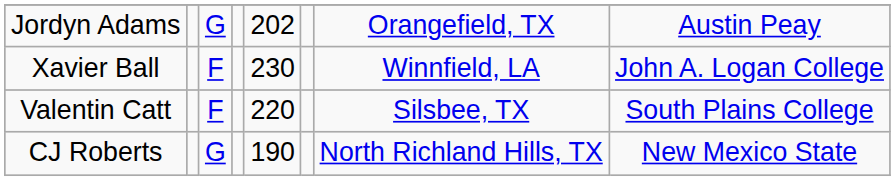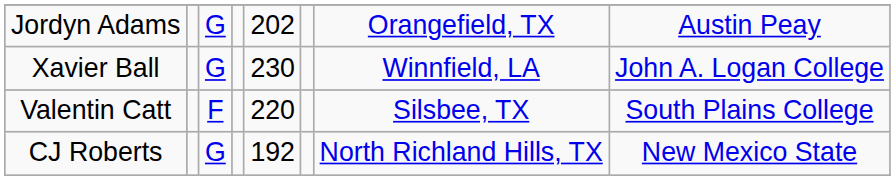(215, 68) F -> (215, 68) G
(273, 152) 190 -> (273, 152) 192
